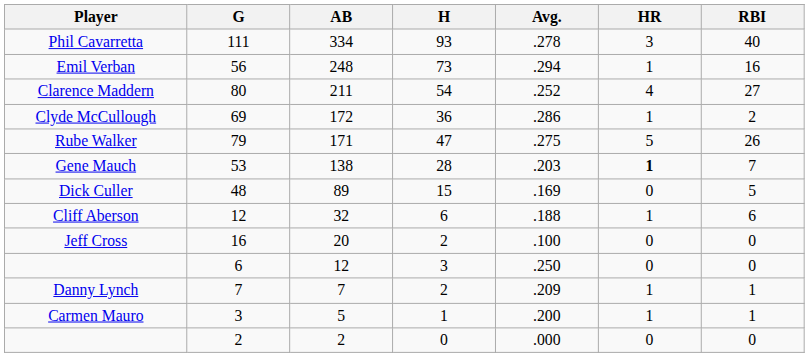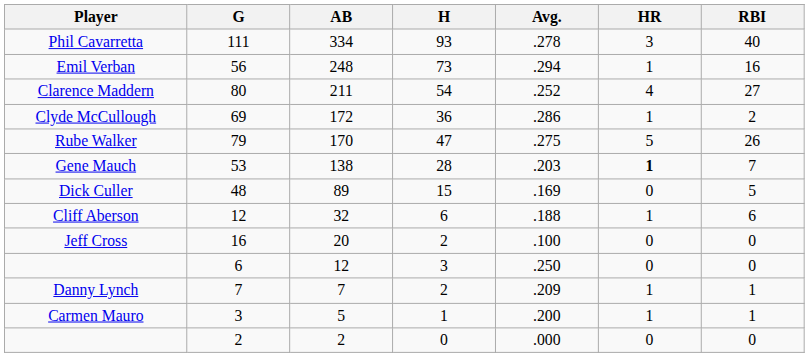(341, 141) 171 -> (341, 141) 170
